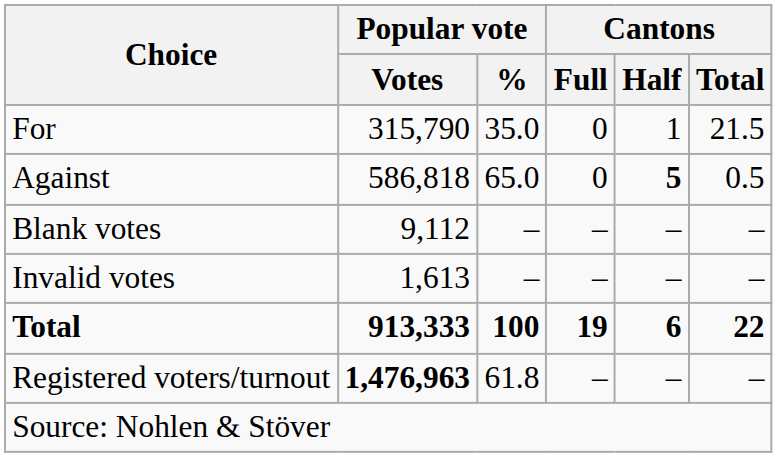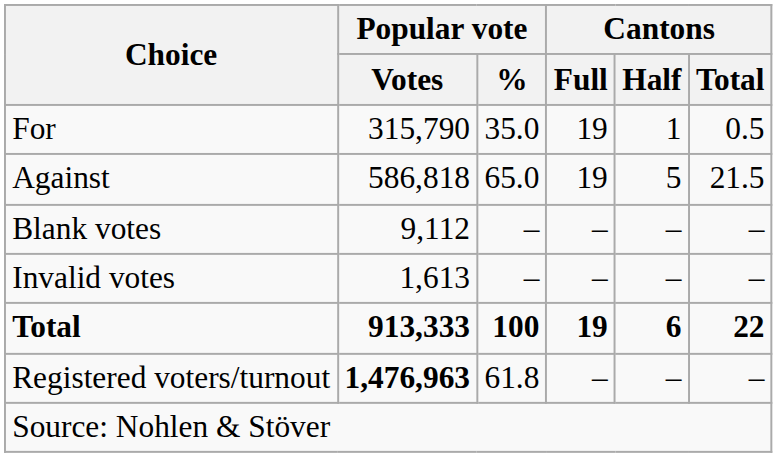(600, 128) 0 -> (592, 128) 19
(737, 128) 21.5 -> (745, 128) 0.5
(600, 178) 0 -> (592, 178) 19
(674, 178) bold -> (674, 178) normal
(745, 178) 0.5 -> (737, 178) 21.5
